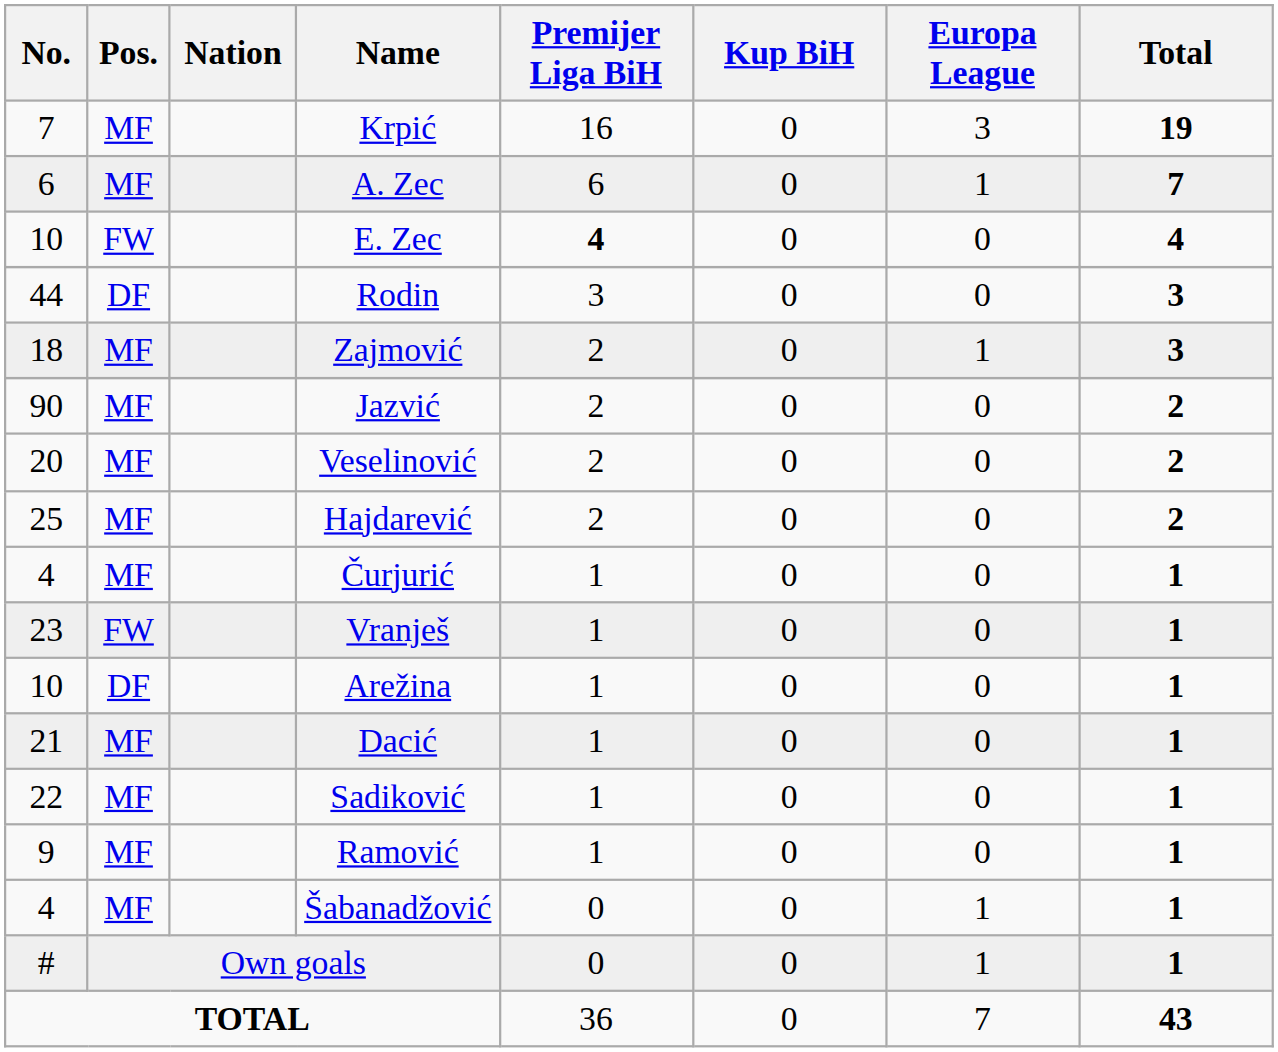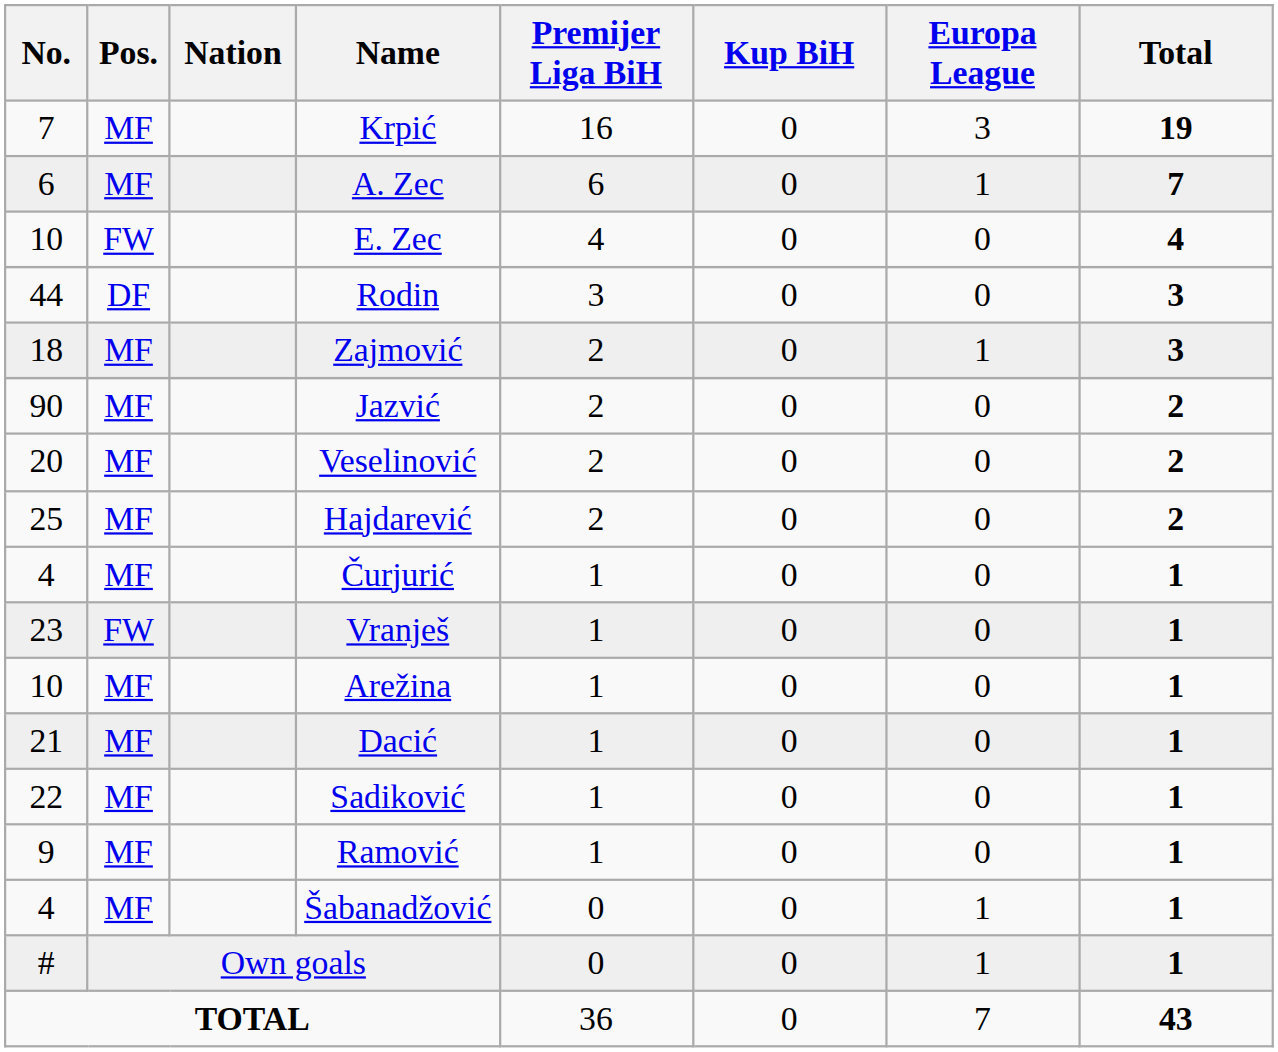(596, 239) bold -> (596, 239) normal
(129, 684) DF -> (129, 684) MF
